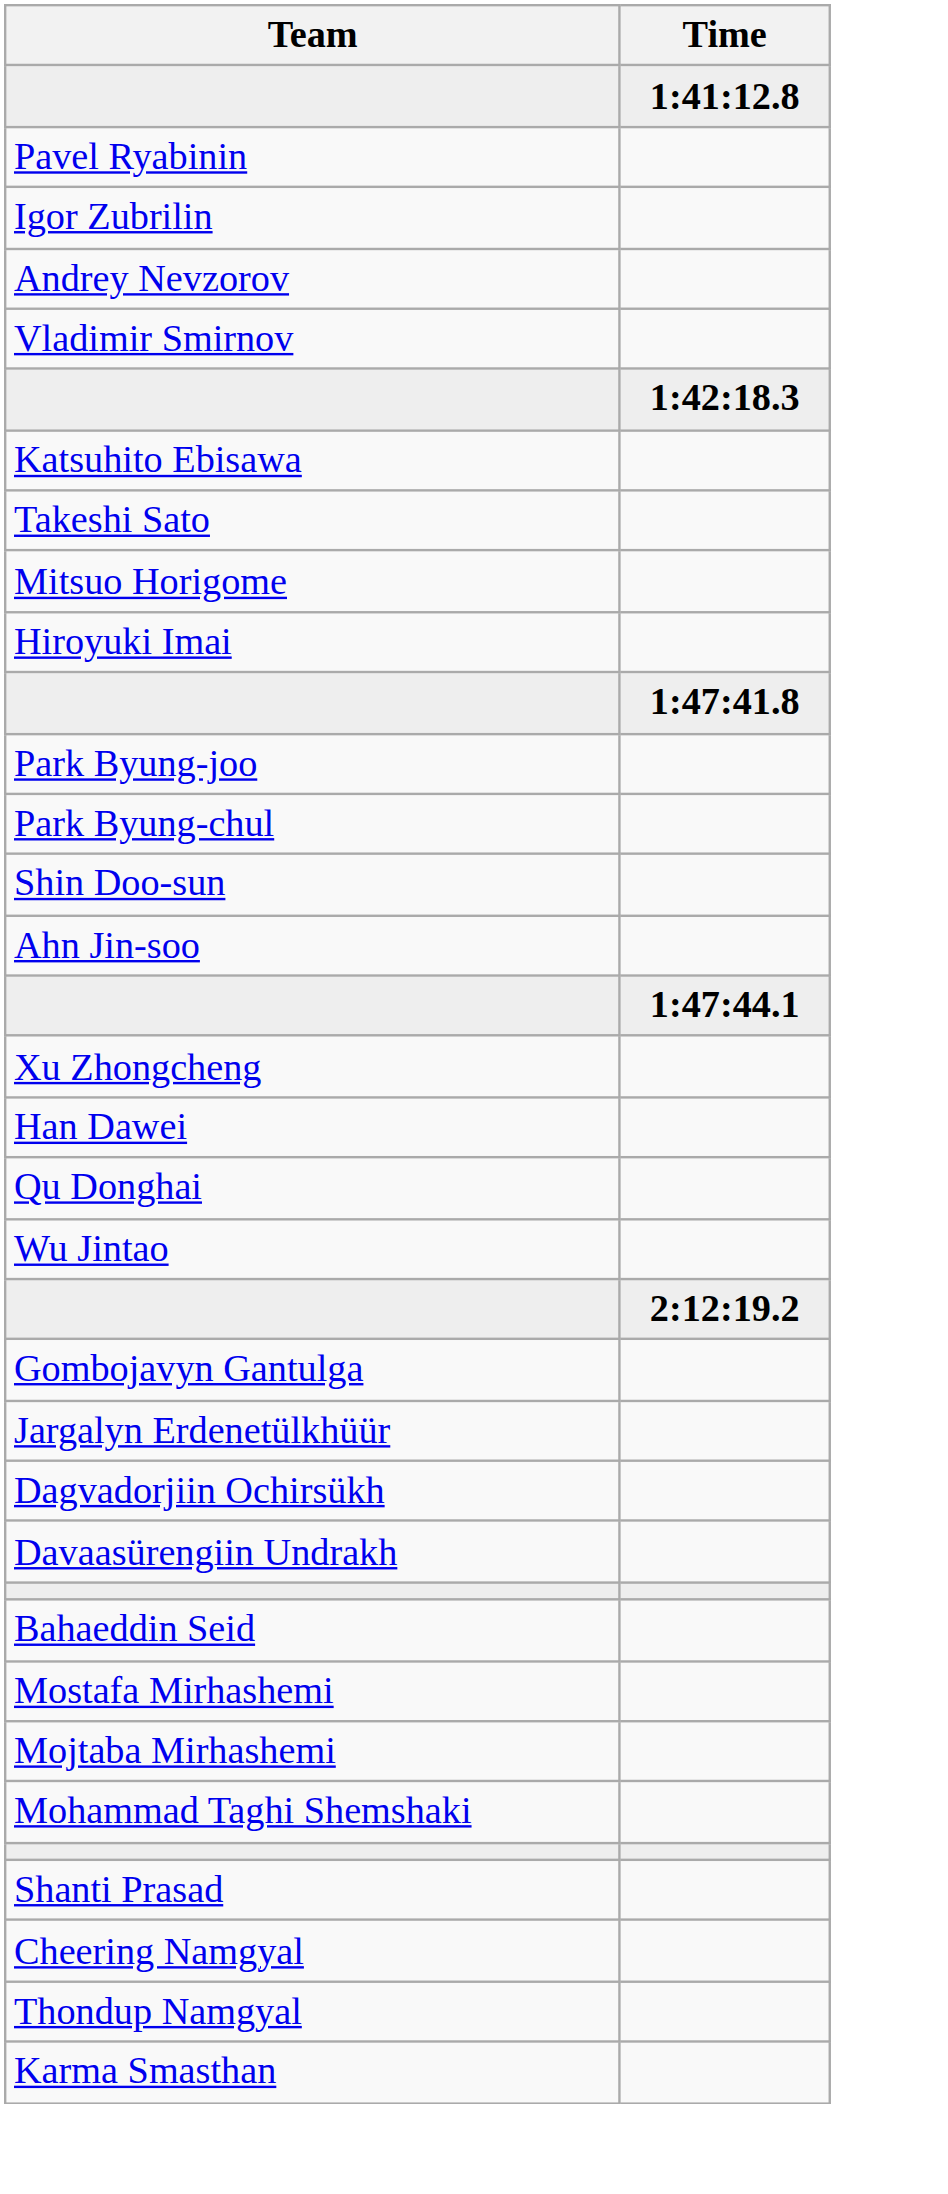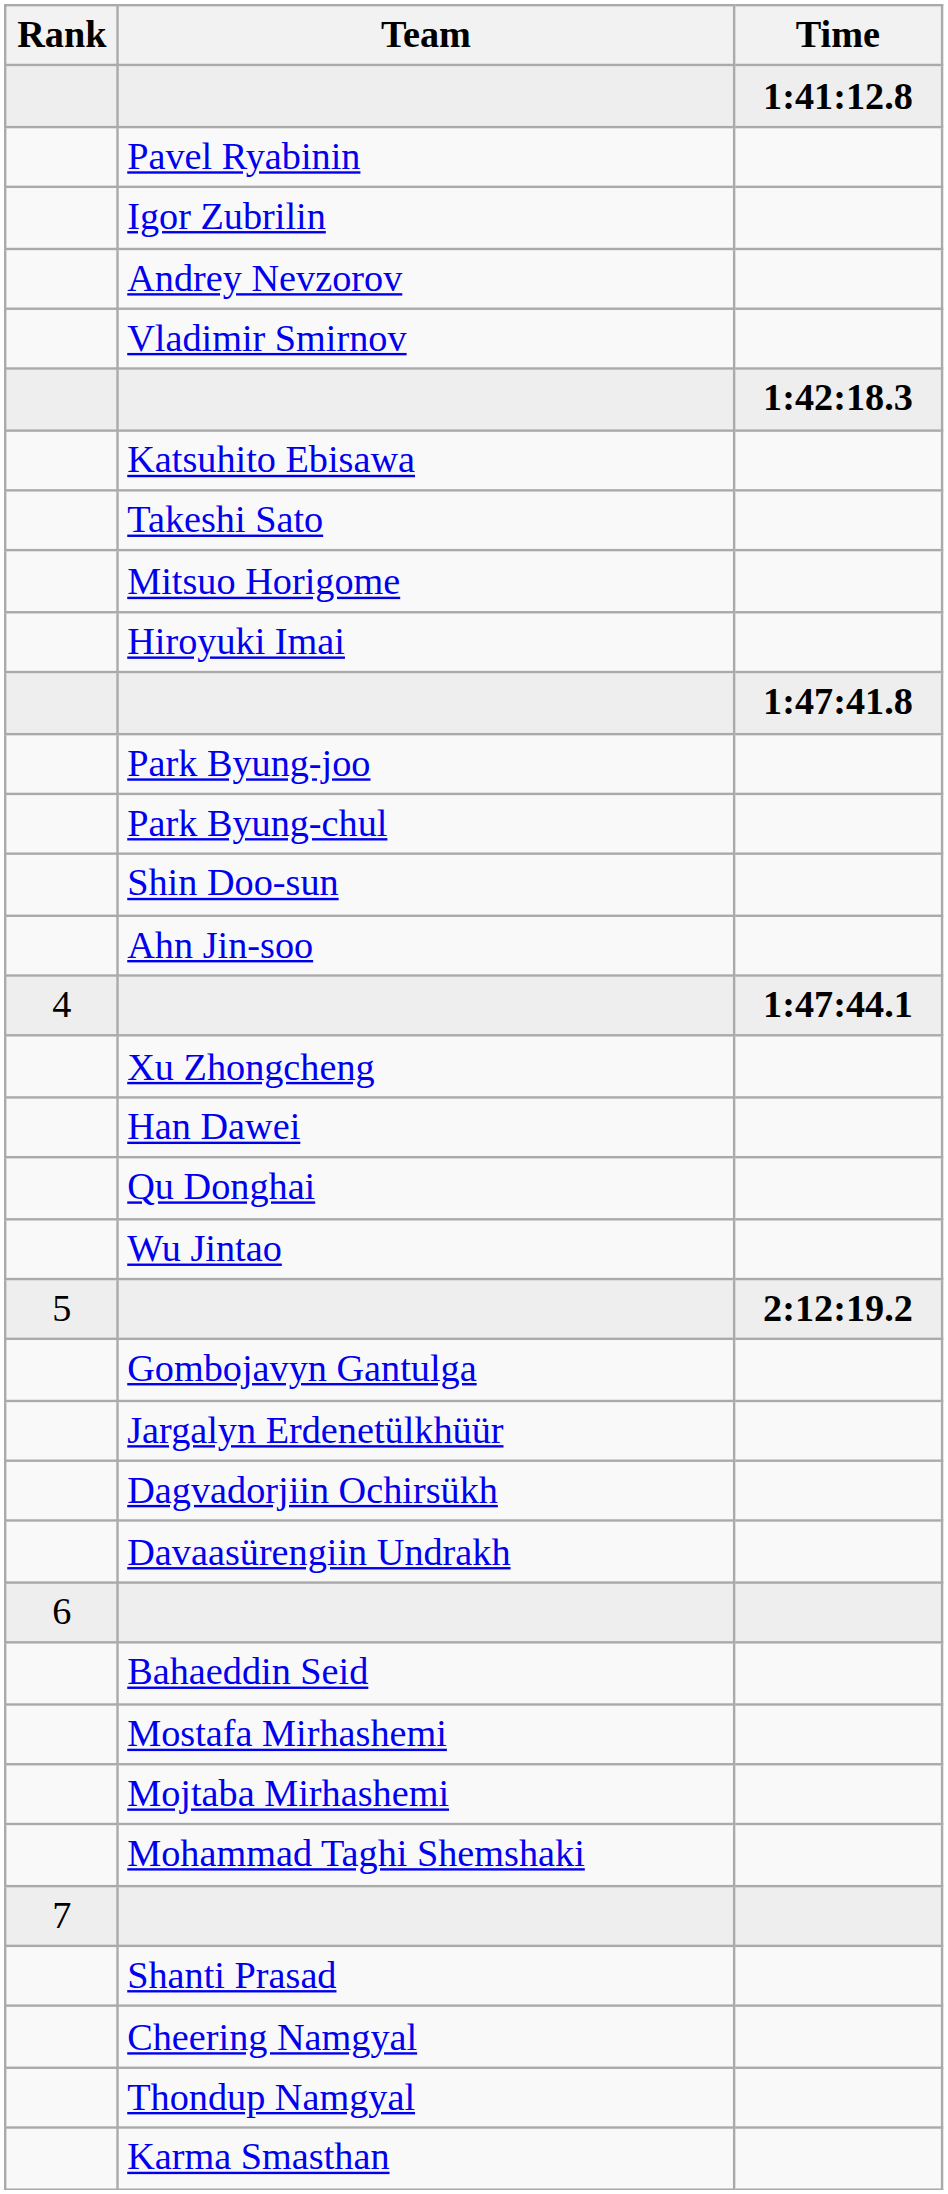+ column: (62, 34)
